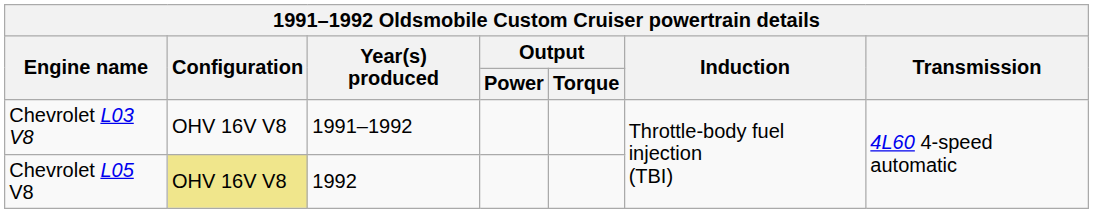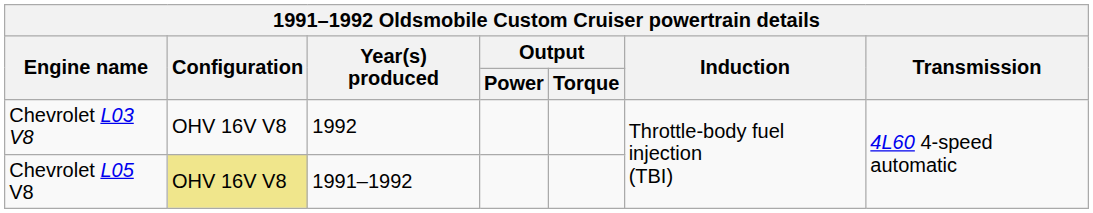(362, 126) 1991–1992 -> (335, 126) 1992
(335, 180) 1992 -> (362, 180) 1991–1992
